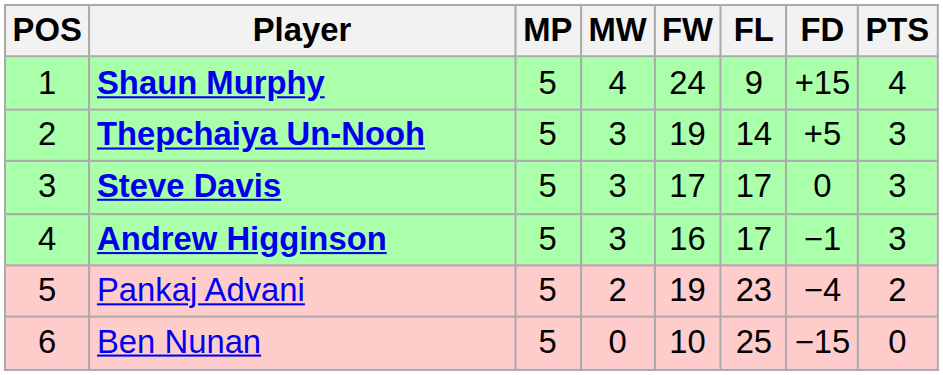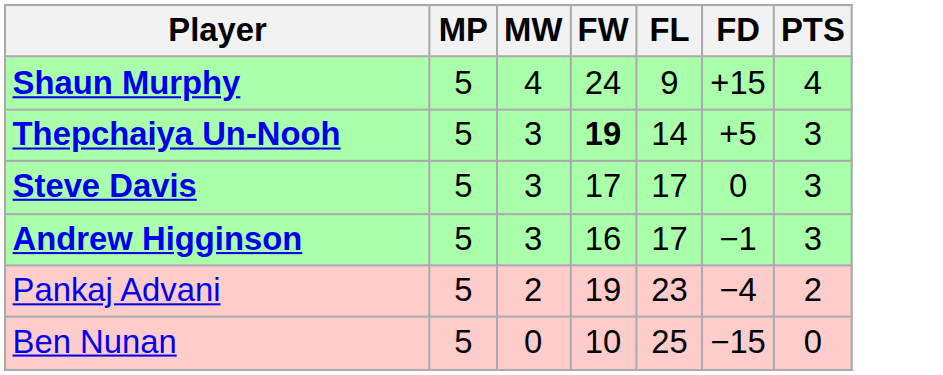- column: (47, 30)
(687, 134) normal -> (603, 134) bold
